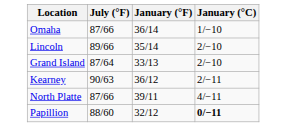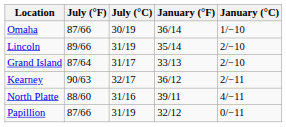+ column: (132, 12)
(102, 96) 87/66 -> (79, 96) 88/60
(102, 113) 88/60 -> (79, 113) 87/66
(209, 113) bold -> (232, 113) normal
